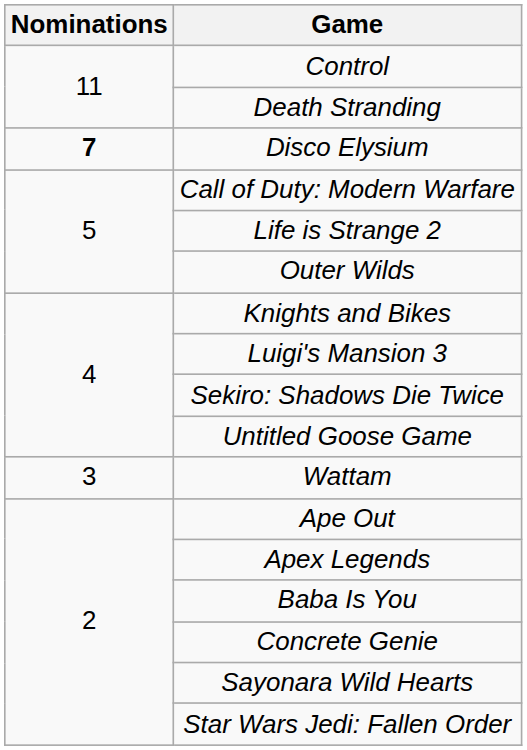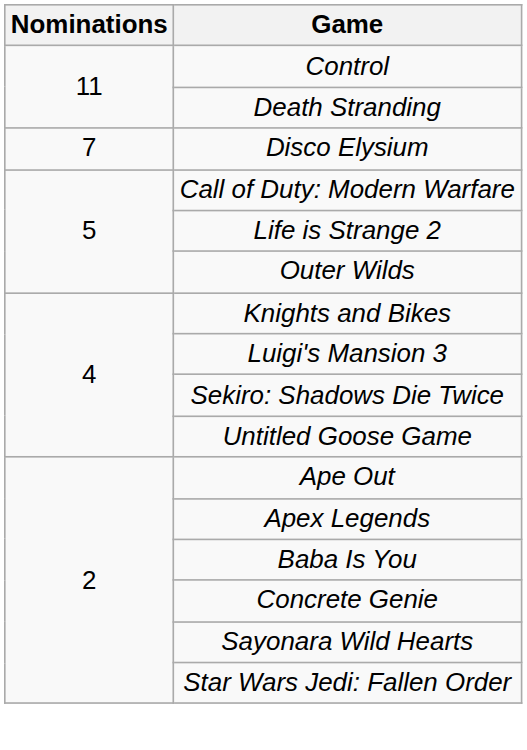(89, 148) bold -> (89, 148) normal
- row: (347, 477)
